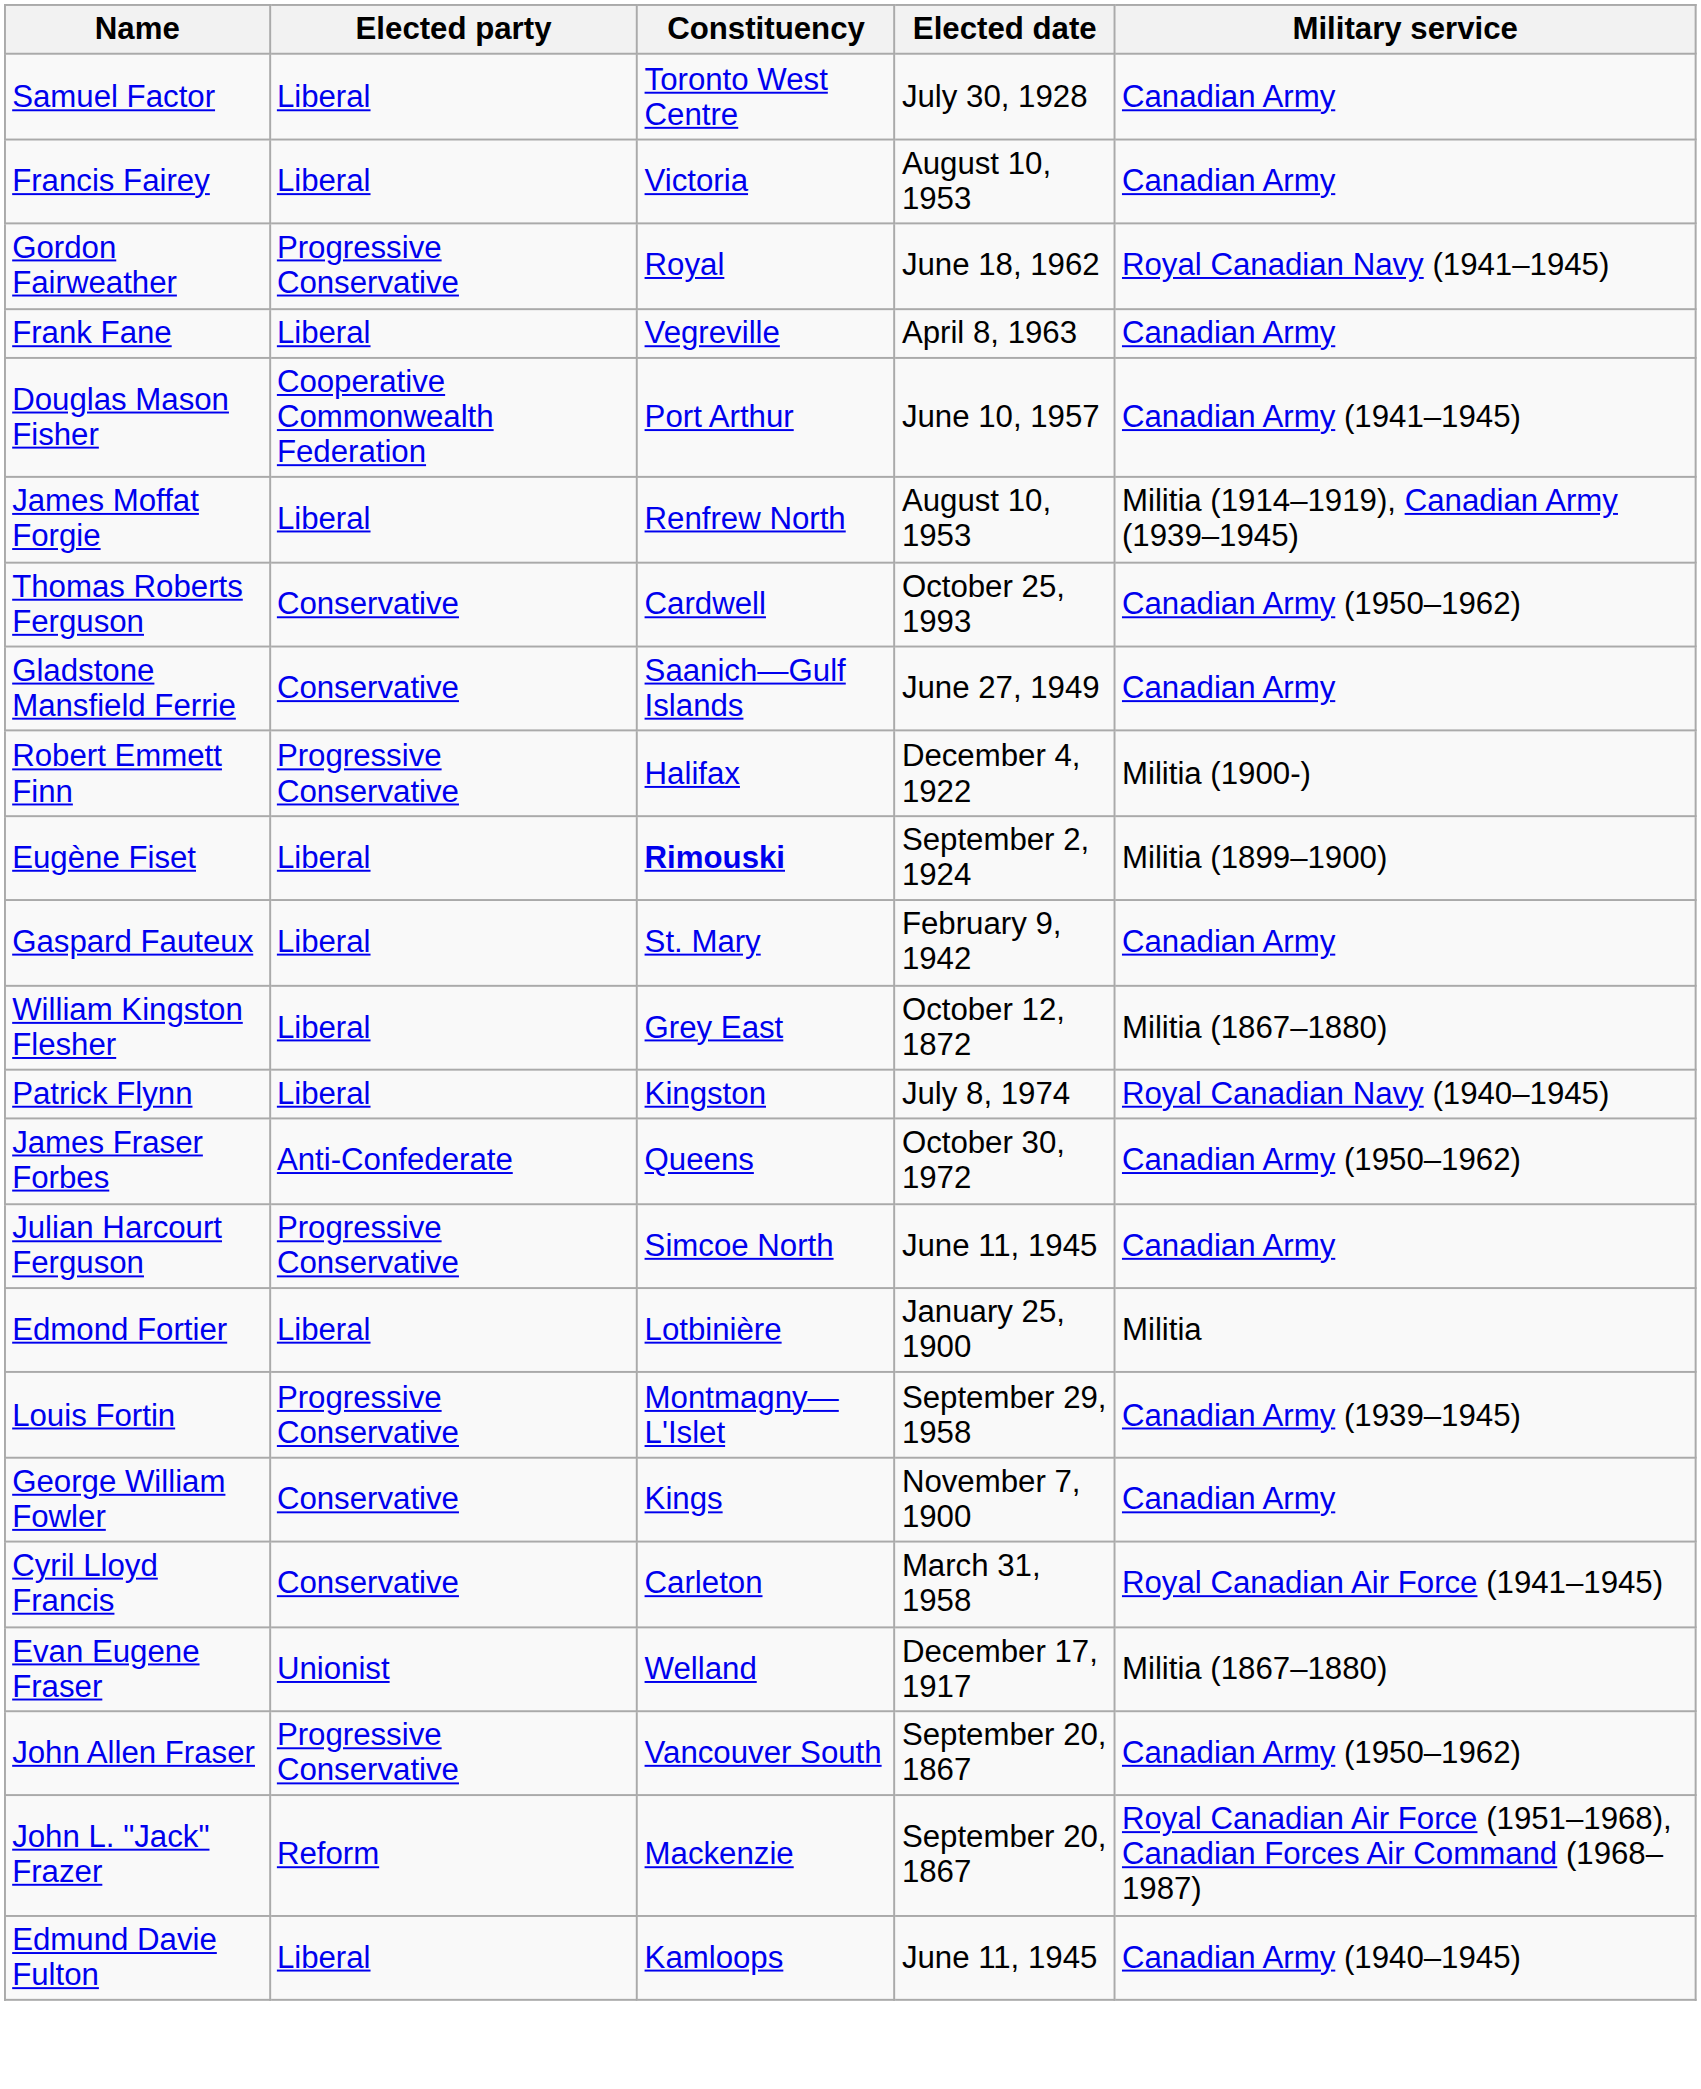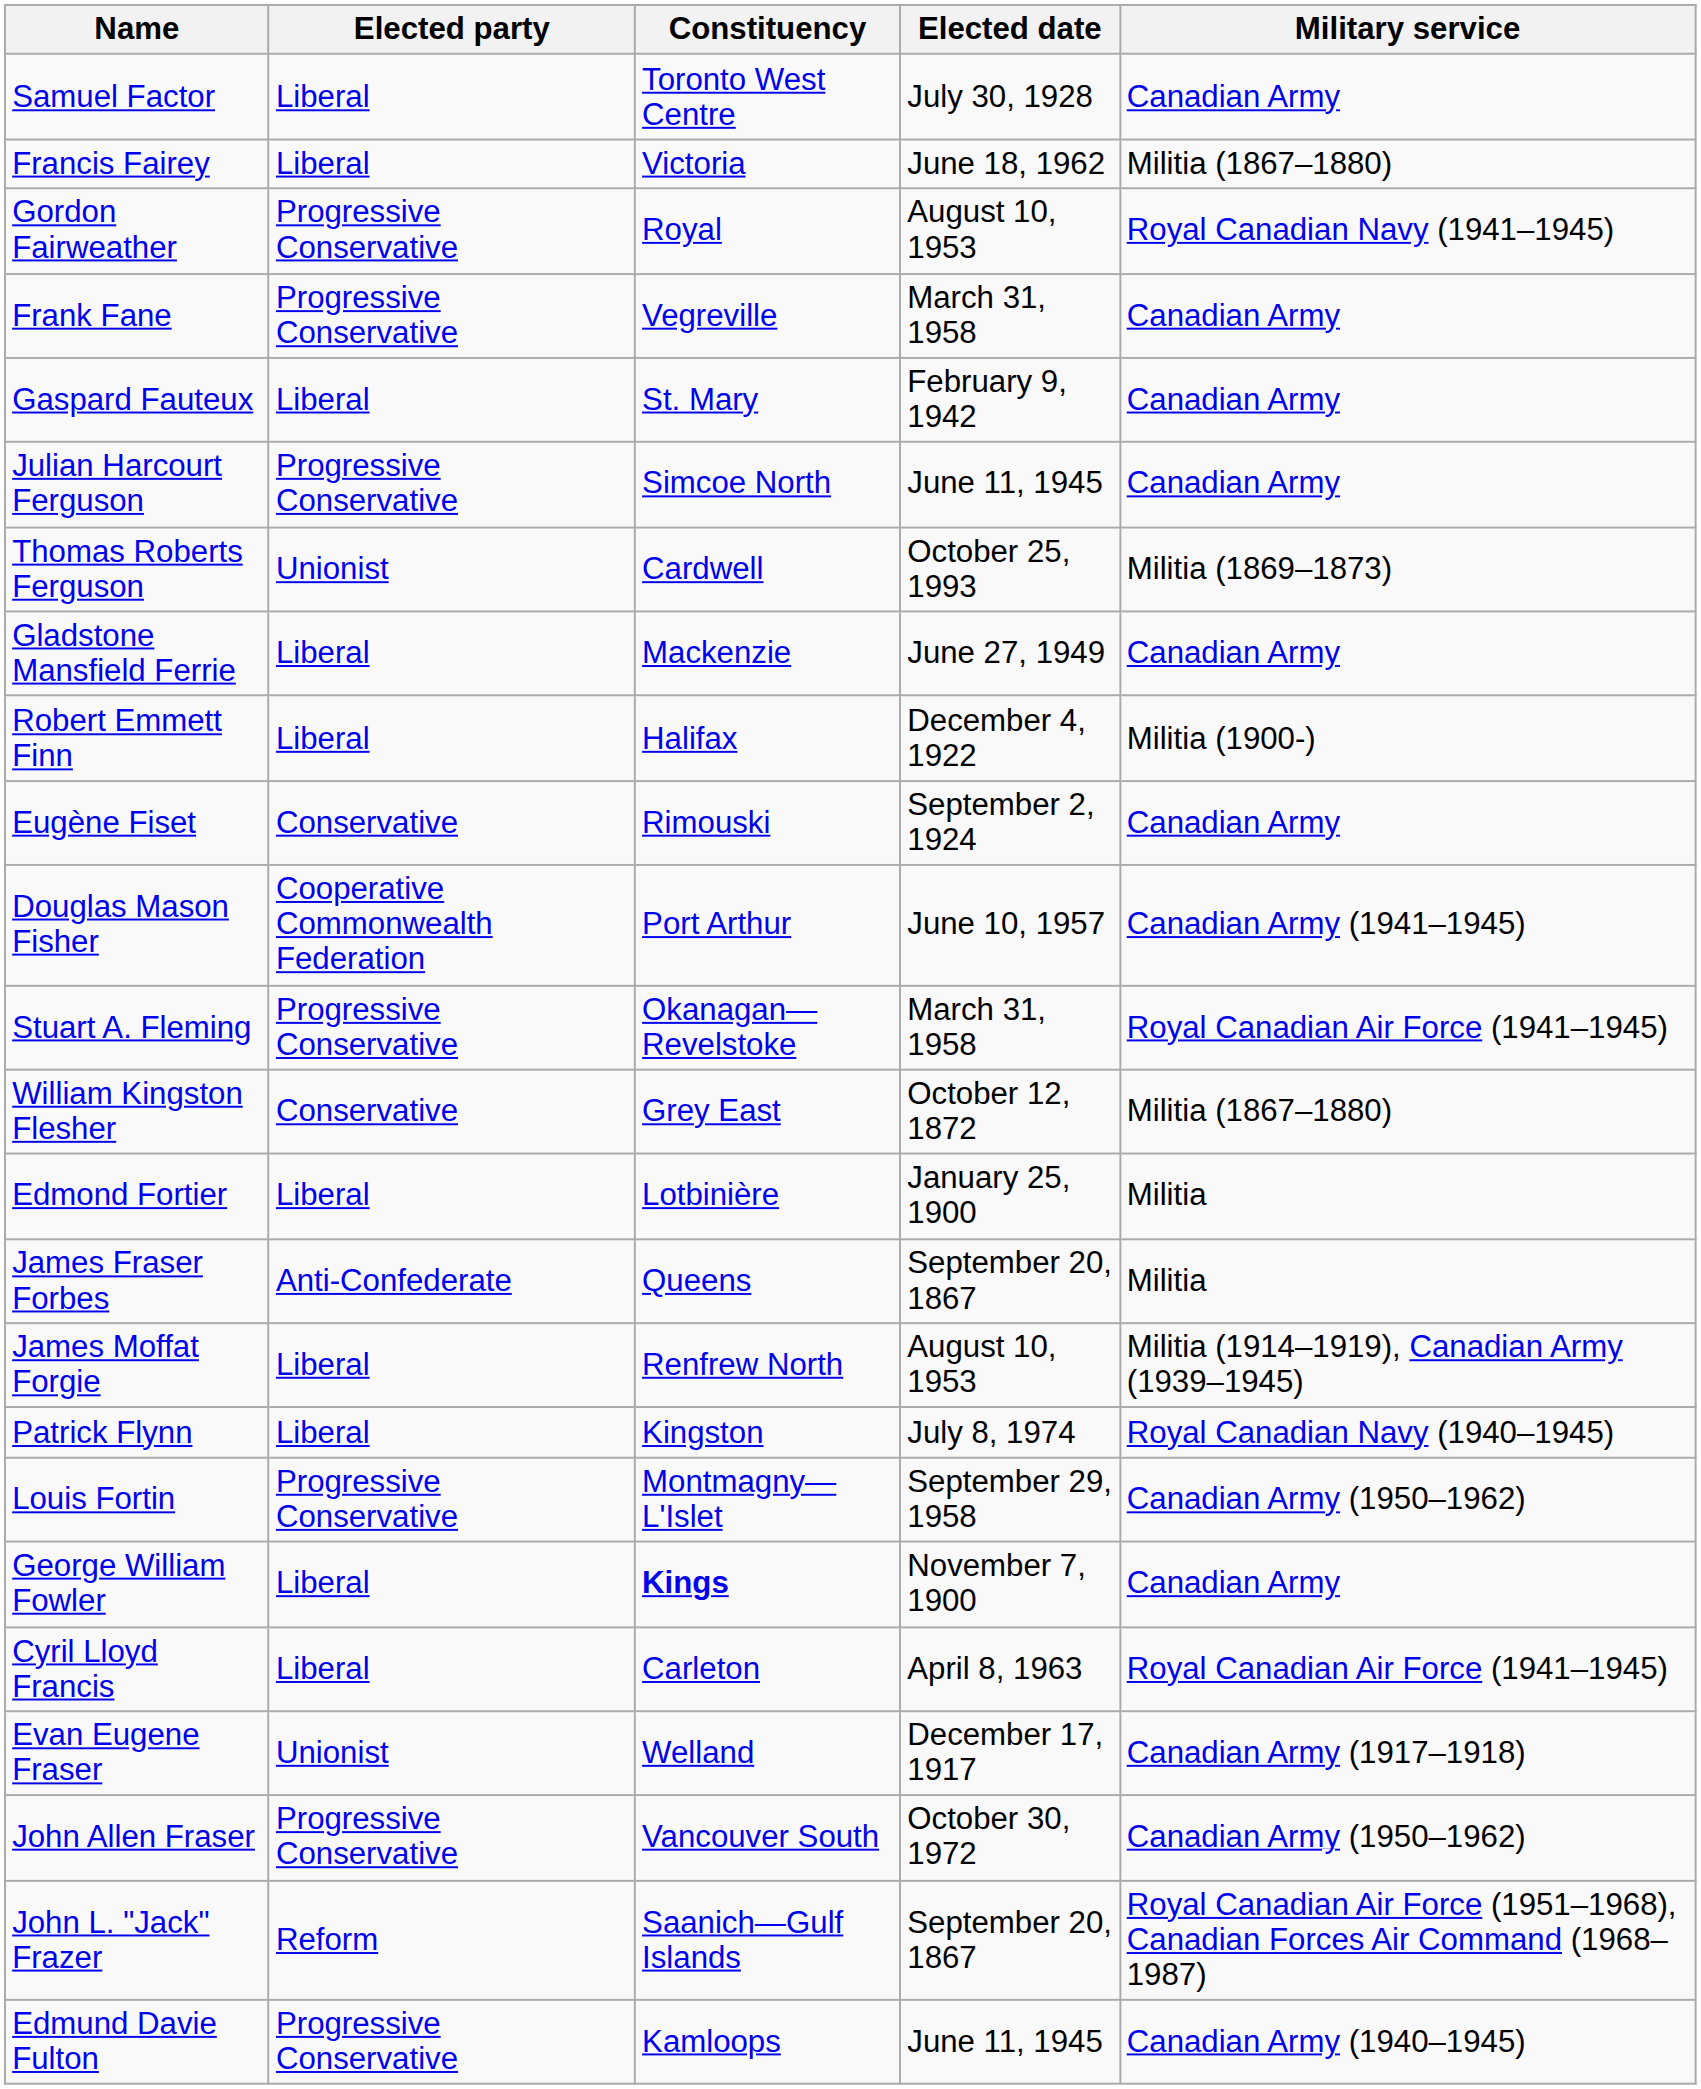(976, 180) August 10, 1953 -> (1006, 163) June 18, 1962
(1229, 180) Canadian Army -> (1259, 163) Militia (1867–1880)
(1001, 265) June 18, 1962 -> (982, 230) August 10, 1953
(324, 332) Liberal -> (367, 314) Progressive Conservative
(989, 332) April 8, 1963 -> (977, 314) March 31, 1958
rows swapped: (133, 942) <-> (121, 417)
rows swapped: (117, 1245) <-> (106, 519)
(368, 603) Conservative -> (332, 568) Unionist
(1321, 603) Canadian Army (1950–1962) -> (1259, 568) Militia (1869–1873)
(368, 688) Conservative -> (323, 653) Liberal
(745, 688) Saanich—Gulf Islands -> (717, 653) Mackenzie
(368, 772) Progressive Conservative -> (323, 737) Liberal
(324, 857) Liberal -> (367, 822) Conservative
(715, 857) bold -> (706, 822) normal
(1255, 857) Militia (1899–1900) -> (1233, 822) Canadian Army
+ row: (132, 1026)
(324, 1026) Liberal -> (367, 1111) Conservative
rows swapped: (102, 1093) <-> (120, 1329)
(983, 1160) October 30, 1972 -> (1010, 1280) September 20, 1867
(1321, 1160) Canadian Army (1950–1962) -> (1167, 1280) Militia
(1321, 1414) Canadian Army (1939–1945) -> (1326, 1499) Canadian Army (1950–1962)
(368, 1499) Conservative -> (323, 1583) Liberal
(684, 1499) normal -> (685, 1583) bold
(368, 1583) Conservative -> (323, 1668) Liberal
(971, 1583) March 31, 1958 -> (995, 1668) April 8, 1963
(1255, 1668) Militia (1867–1880) -> (1326, 1752) Canadian Army (1917–1918)
(1004, 1752) September 20, 1867 -> (989, 1837) October 30, 1972
(719, 1854) Mackenzie -> (743, 1939) Saanich—Gulf Islands
(324, 1957) Liberal -> (367, 2041) Progressive Conservative
